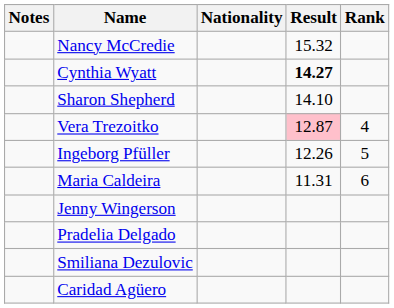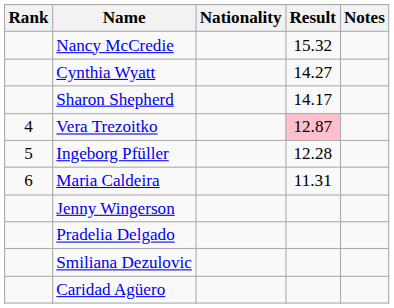columns swapped: (365, 18) <-> (29, 18)
(314, 72) bold -> (313, 72) normal
(314, 99) 14.10 -> (313, 99) 14.17
(314, 153) 12.26 -> (313, 153) 12.28
